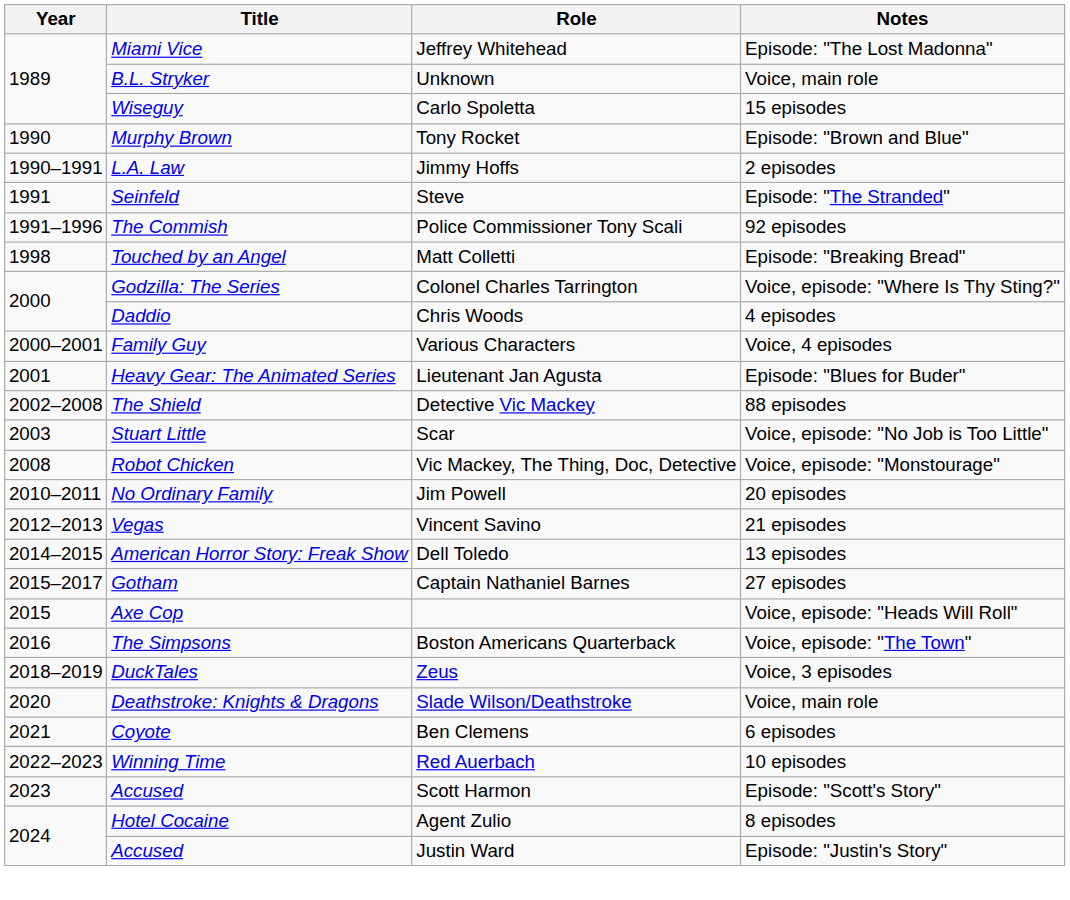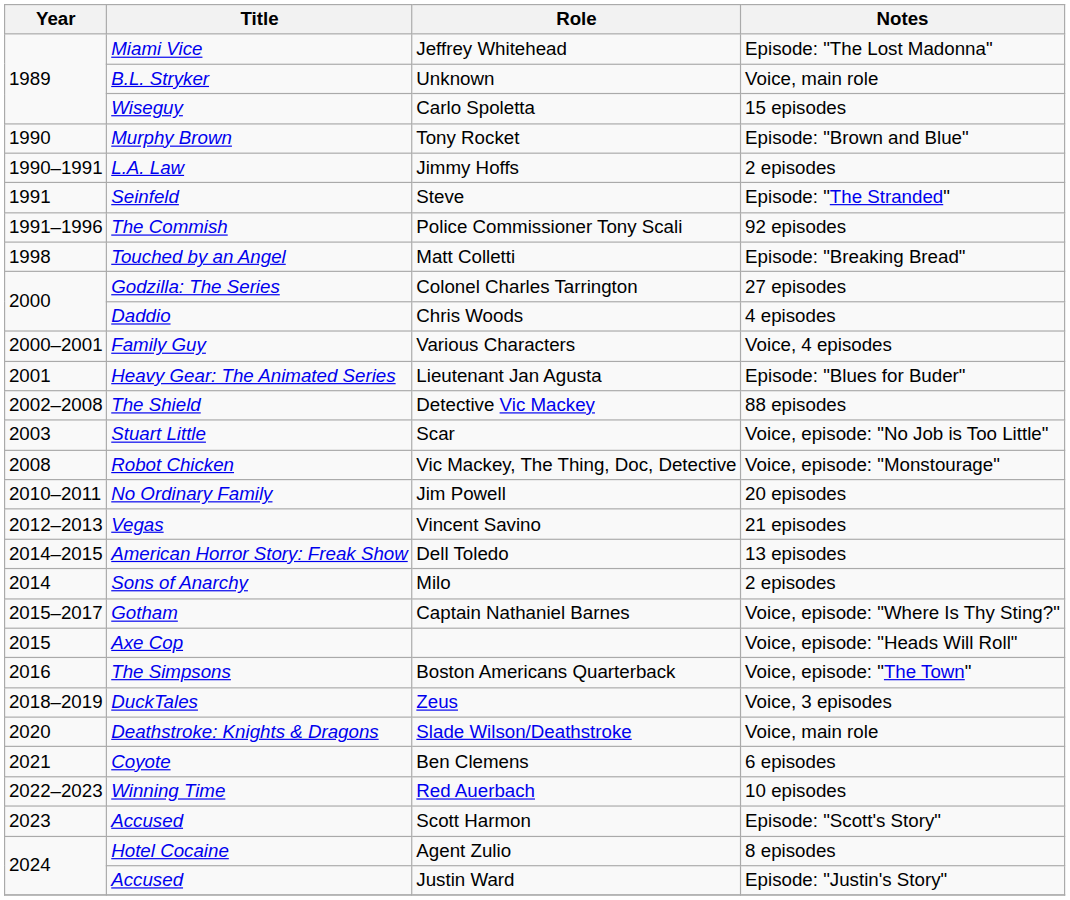(902, 286) Voice, episode: "Where Is Thy Sting?" -> (796, 286) 27 episodes
+ row: (180, 583)
(796, 583) 27 episodes -> (902, 613) Voice, episode: "Where Is Thy Sting?"
